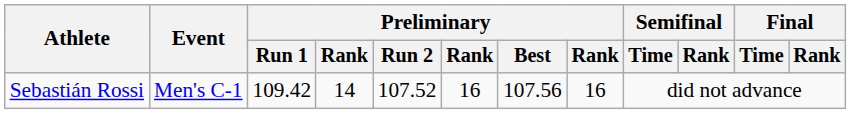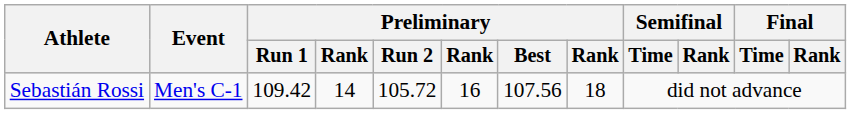(407, 90) 107.52 -> (407, 90) 105.72
(595, 90) 16 -> (595, 90) 18
